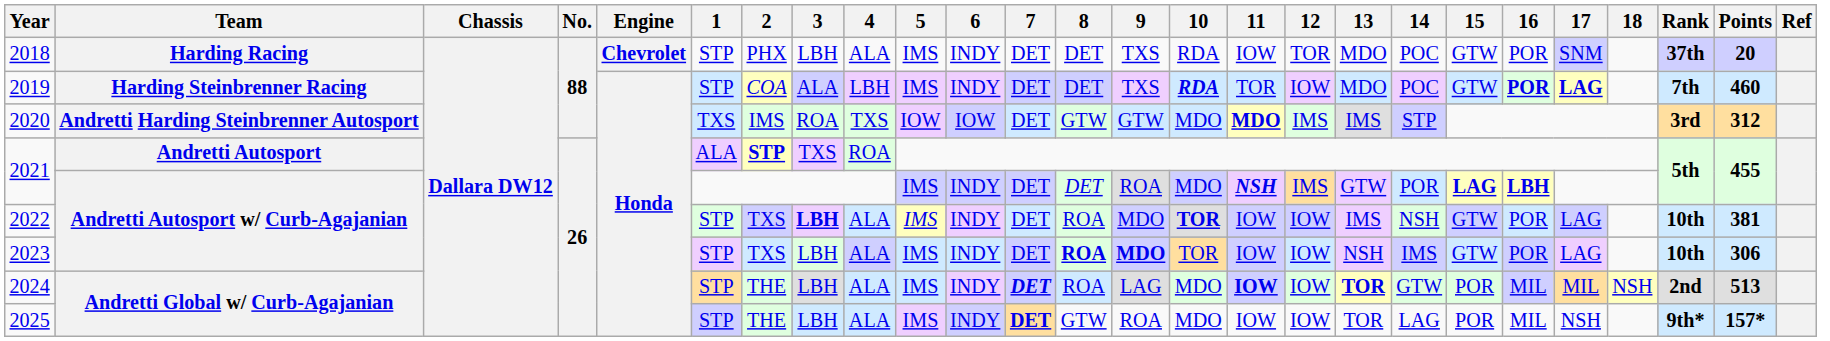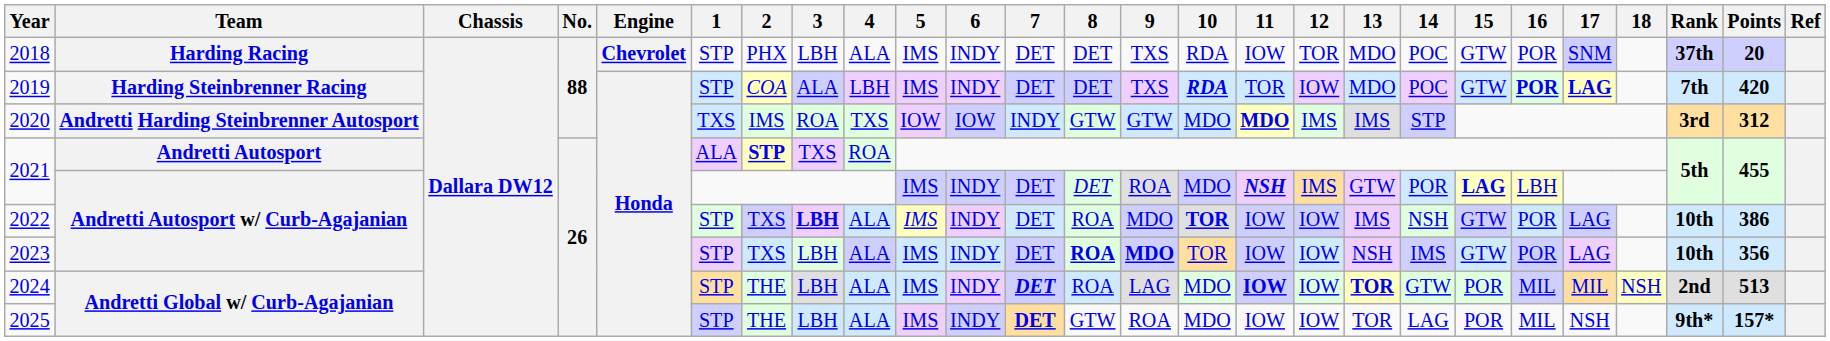(1745, 87) 460 -> (1754, 87) 420
(1031, 120) DET -> (1035, 120) INDY
(1528, 186) bold -> (1537, 186) normal
(1745, 219) 381 -> (1754, 219) 386
(1745, 253) 306 -> (1754, 253) 356
